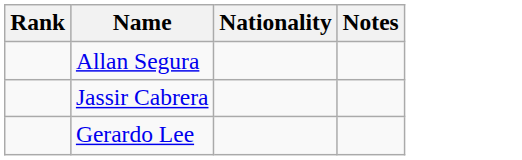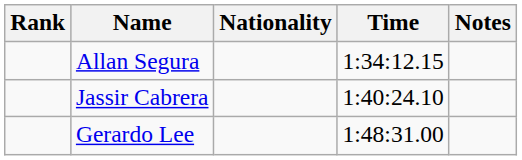+ column: (393, 23)
